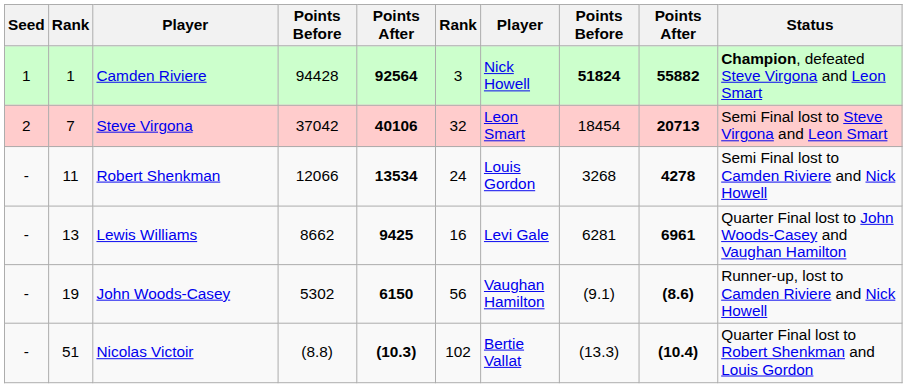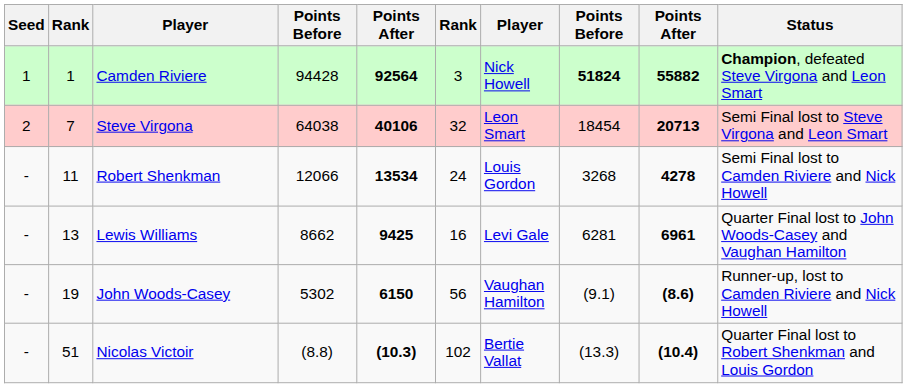(317, 125) 37042 -> (317, 125) 64038
